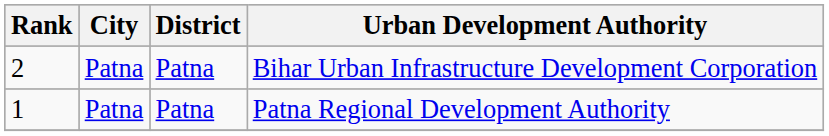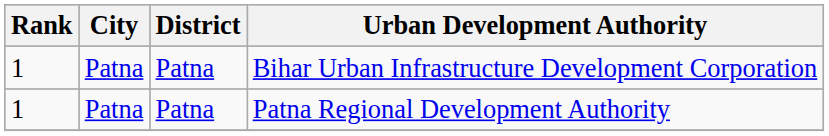(18, 67) 2 -> (18, 67) 1
